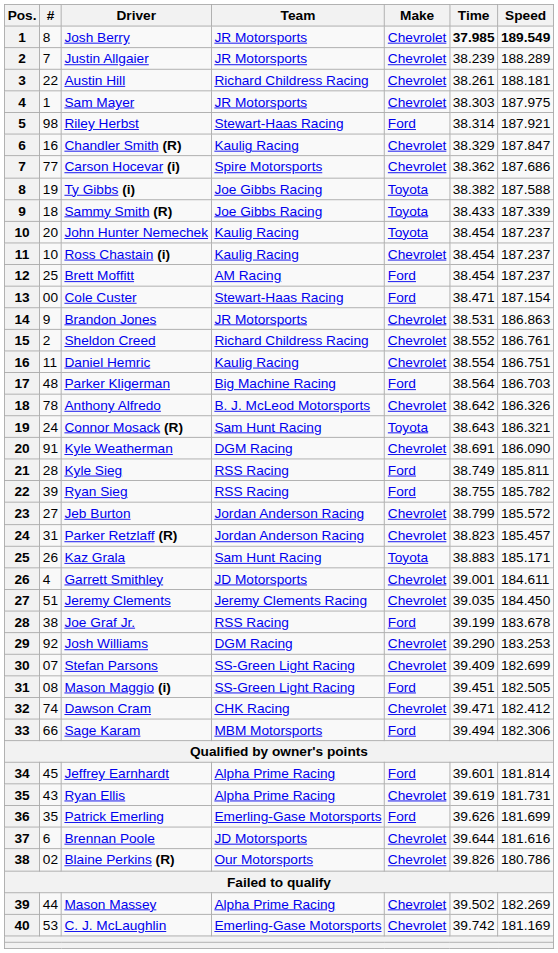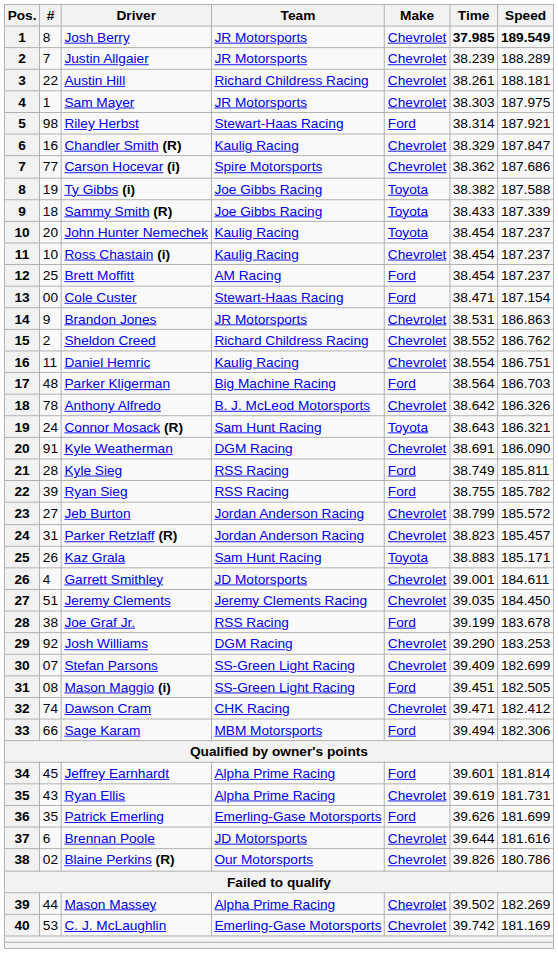(526, 340) 186.761 -> (526, 340) 186.762
